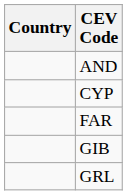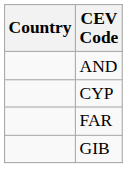- row: (97, 176)
